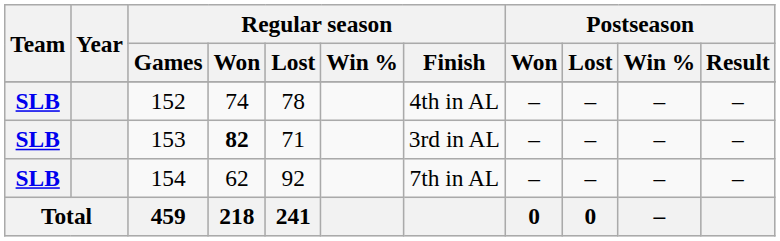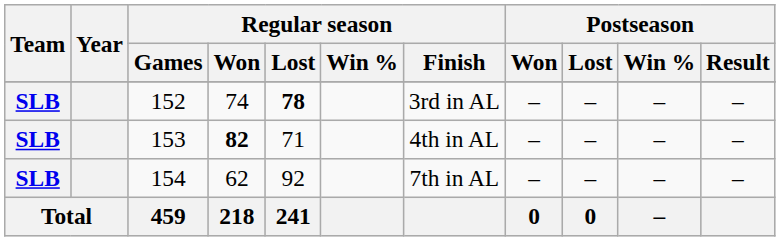(293, 101) normal -> (293, 101) bold
(454, 101) 4th in AL -> (454, 101) 3rd in AL
(454, 139) 3rd in AL -> (454, 139) 4th in AL
